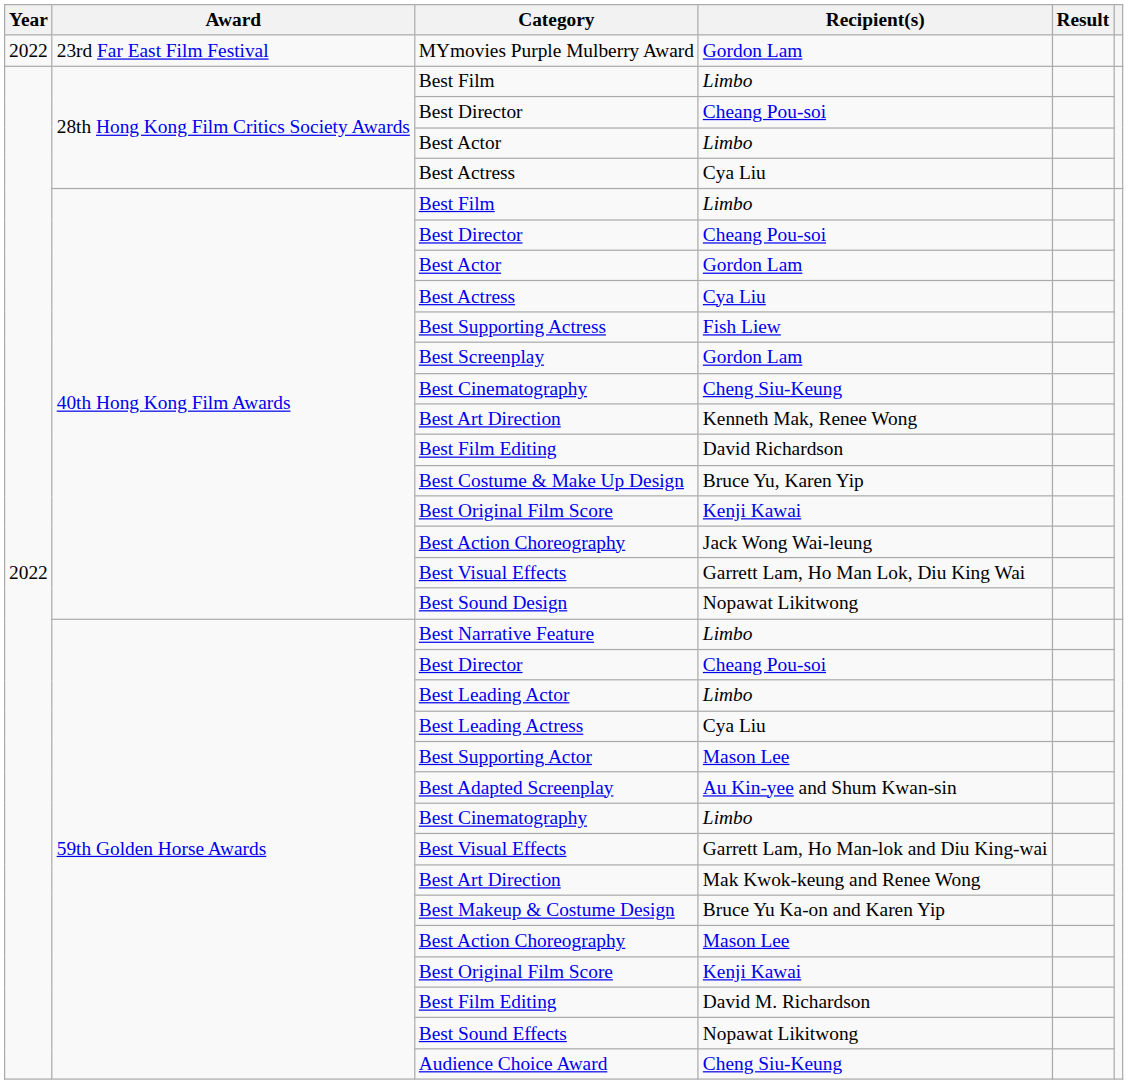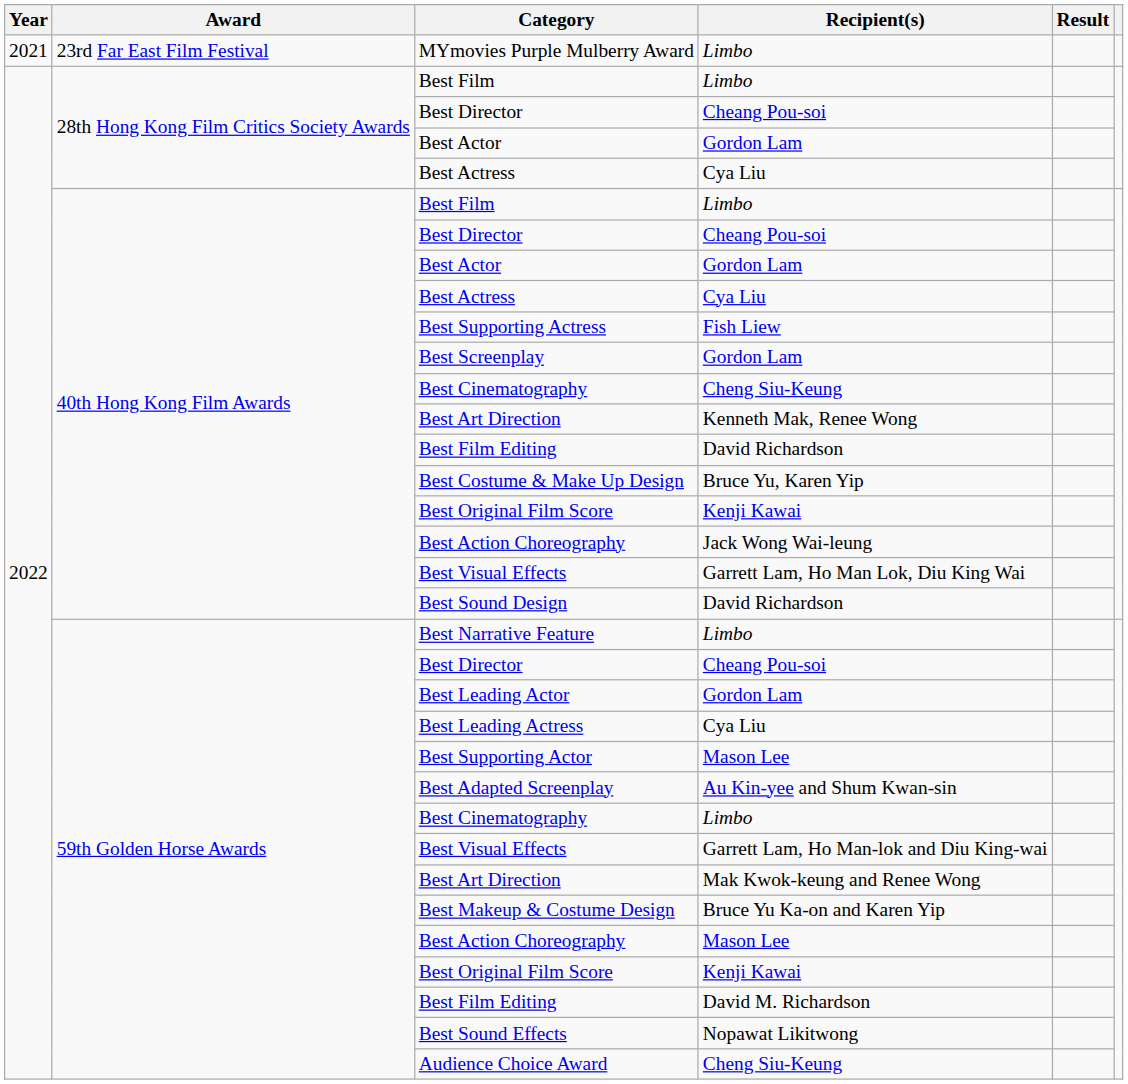(28, 50) 2022 -> (28, 50) 2021
(753, 50) Gordon Lam -> (728, 50) Limbo
(728, 142) Limbo -> (753, 142) Gordon Lam
(781, 603) Nopawat Likitwong -> (773, 603) David Richardson
(728, 695) Limbo -> (753, 695) Gordon Lam
